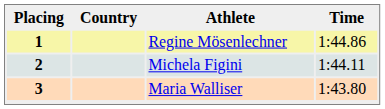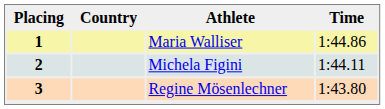(218, 41) Regine Mösenlechner -> (195, 41) Maria Walliser
(195, 89) Maria Walliser -> (218, 89) Regine Mösenlechner
